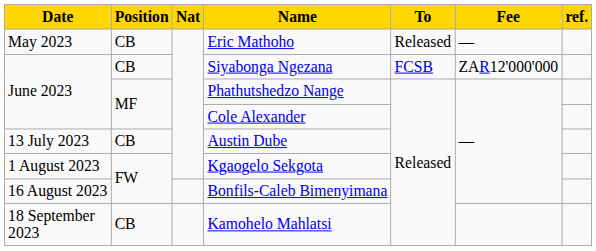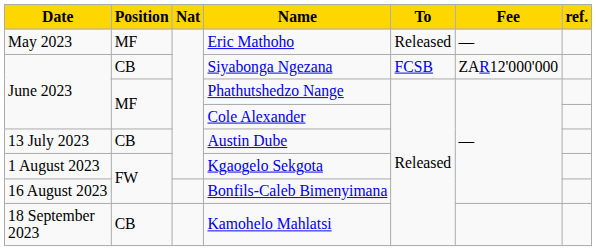(125, 41) CB -> (126, 41) MF
